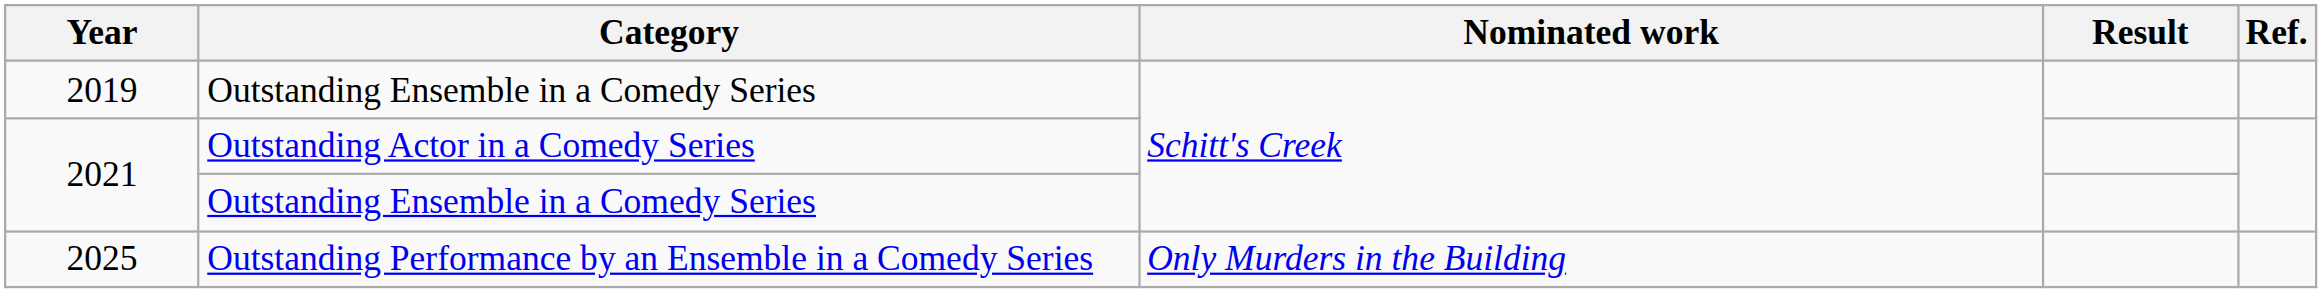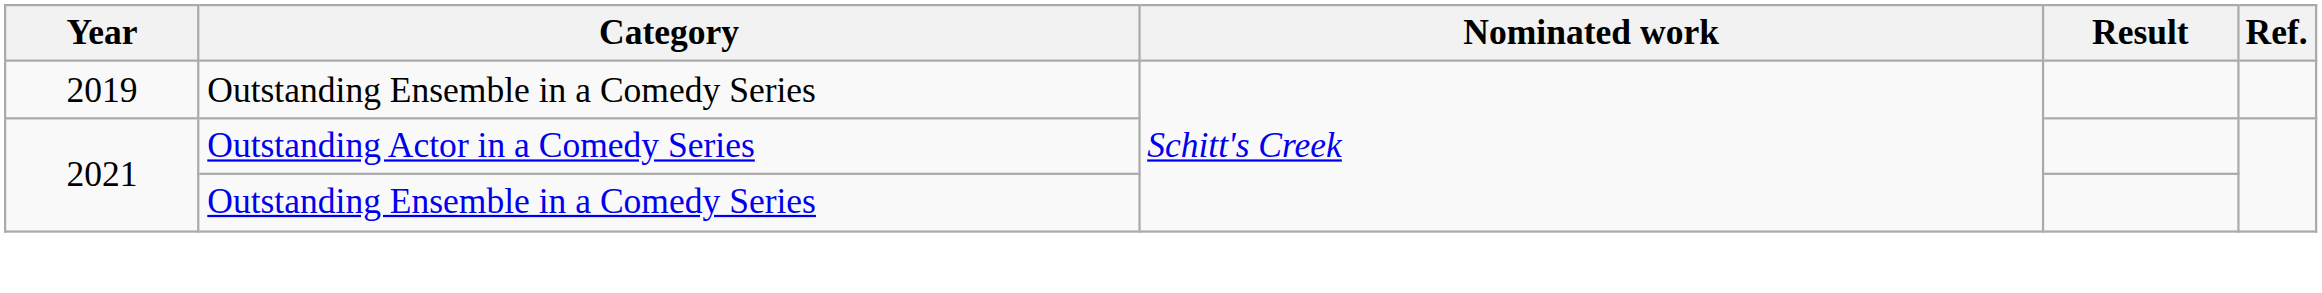- row: (102, 257)
